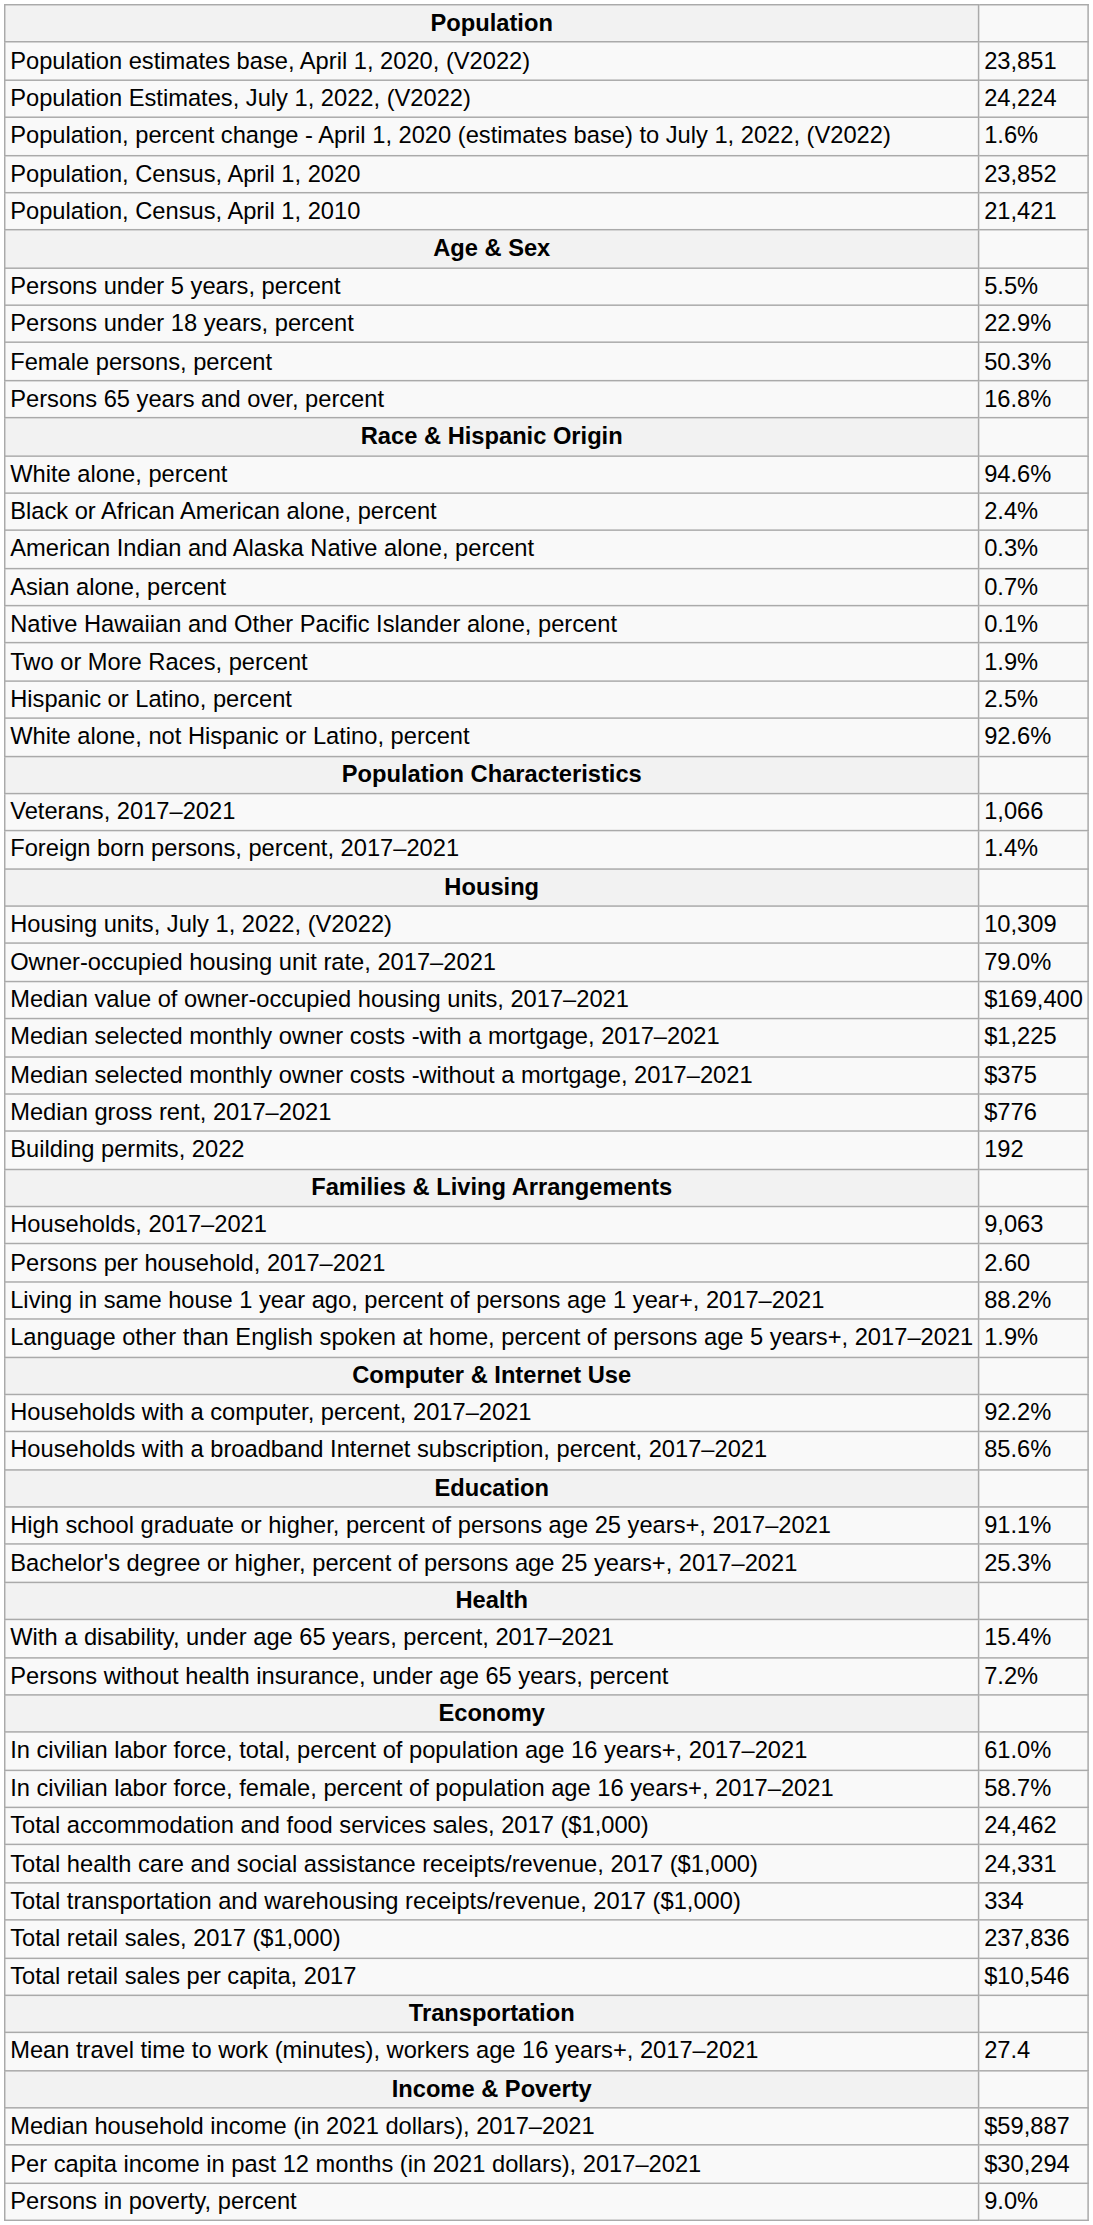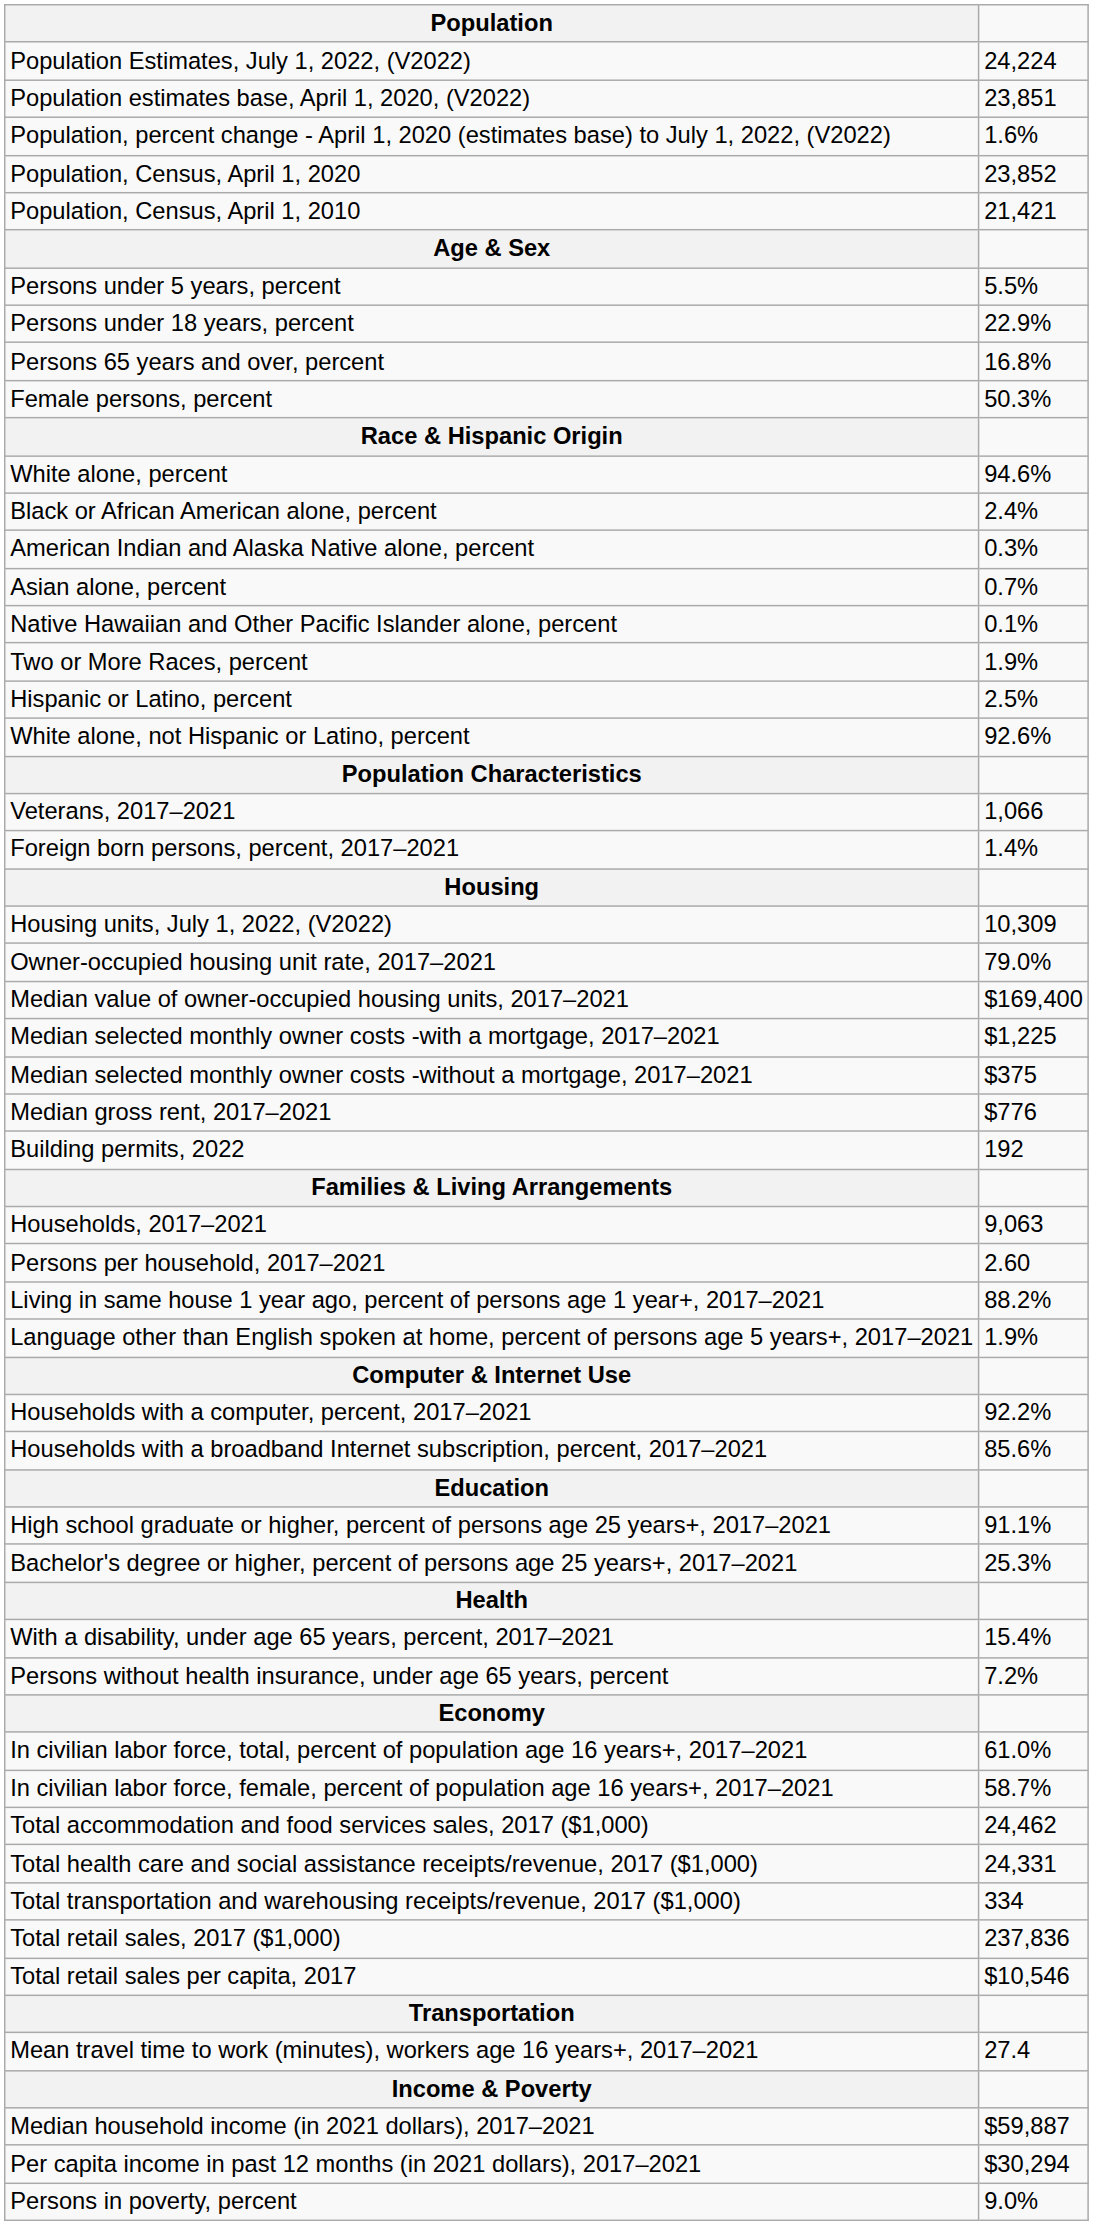rows swapped: (241, 98) <-> (270, 60)
rows swapped: (197, 398) <-> (141, 361)
